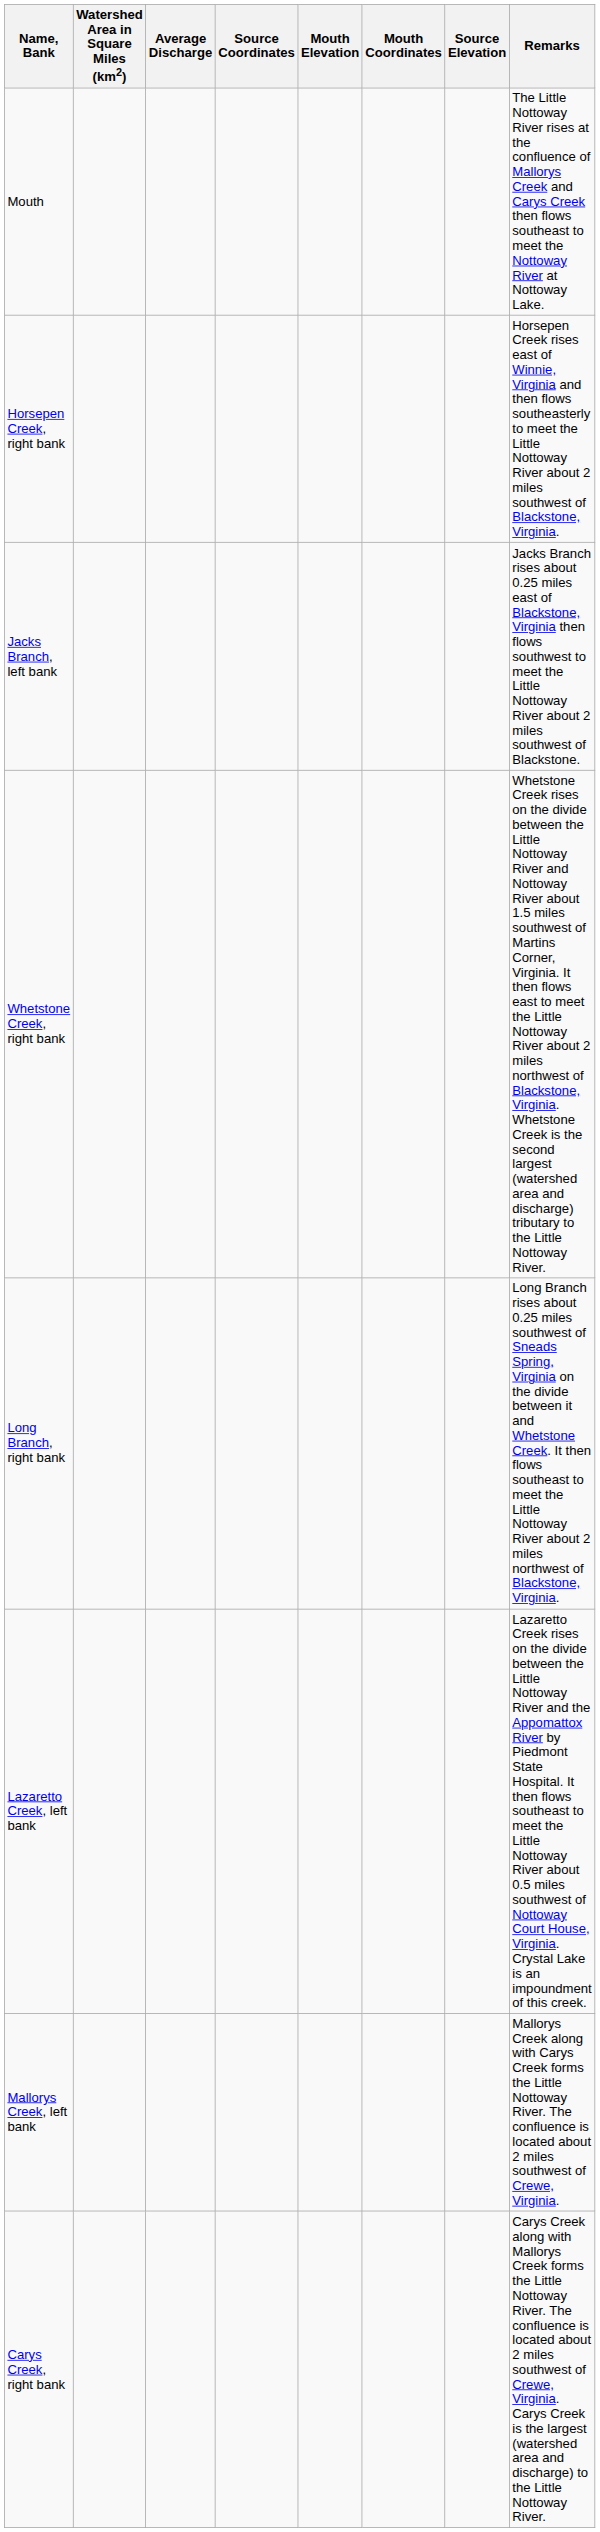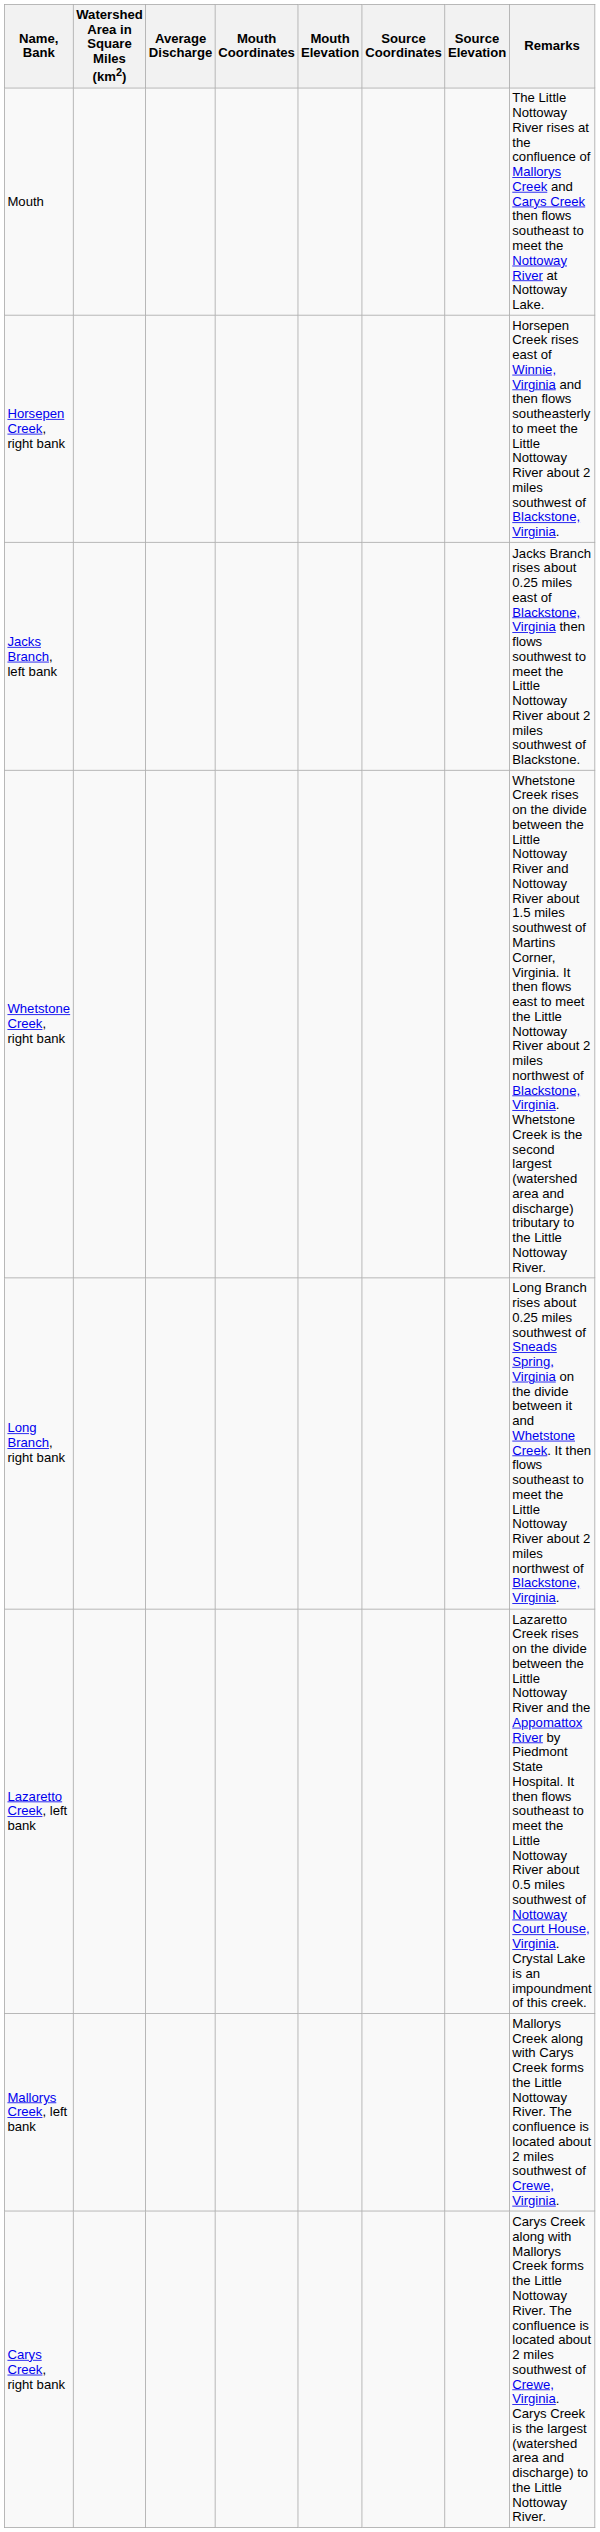columns swapped: (404, 46) <-> (257, 46)
